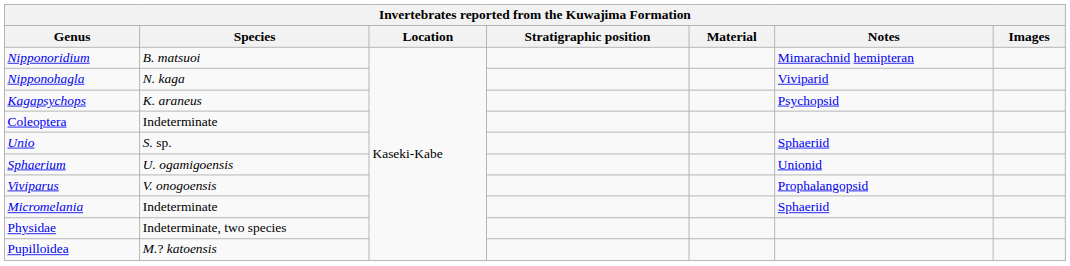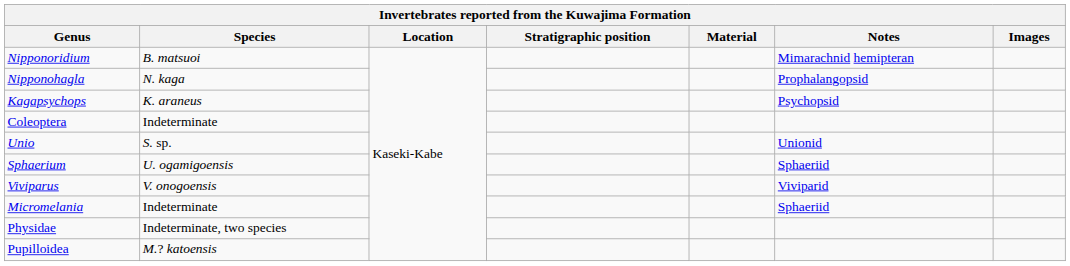(803, 79) Viviparid -> (823, 79) Prophalangopsid
(804, 143) Sphaeriid -> (800, 143) Unionid
(800, 164) Unionid -> (804, 164) Sphaeriid
(823, 185) Prophalangopsid -> (803, 185) Viviparid
